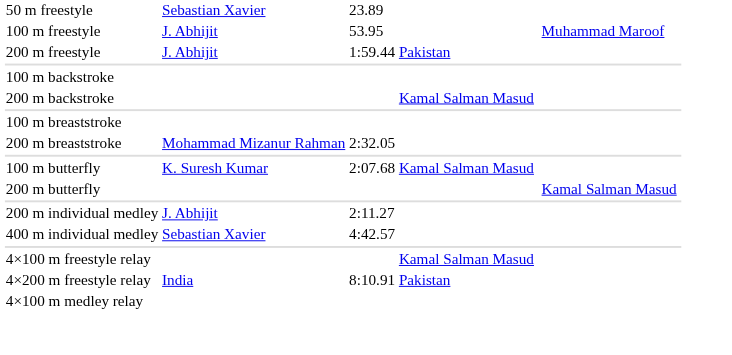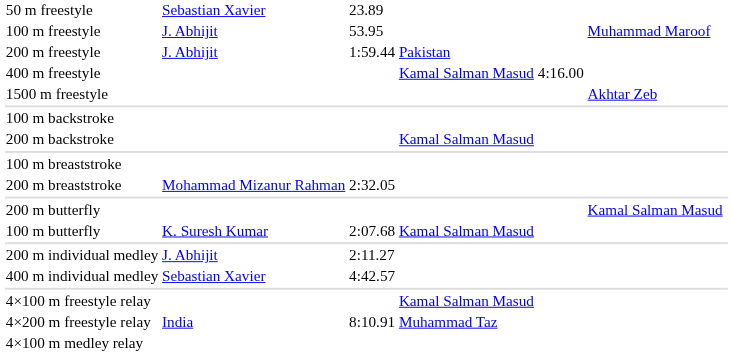+ row: (53, 73)
+ row: (57, 94)
rows swapped: (53, 168) <-> (53, 189)
(425, 280) Pakistan -> (448, 322) Muhammad Taz
